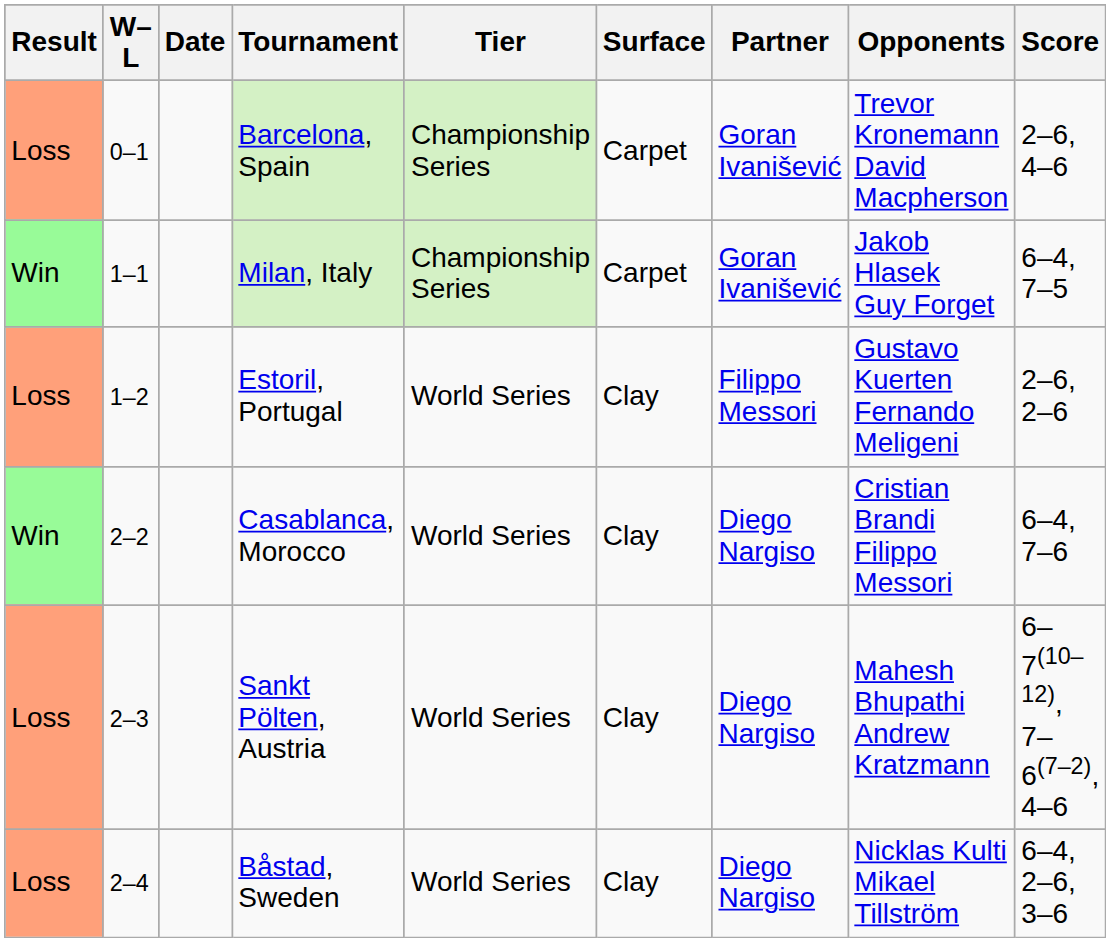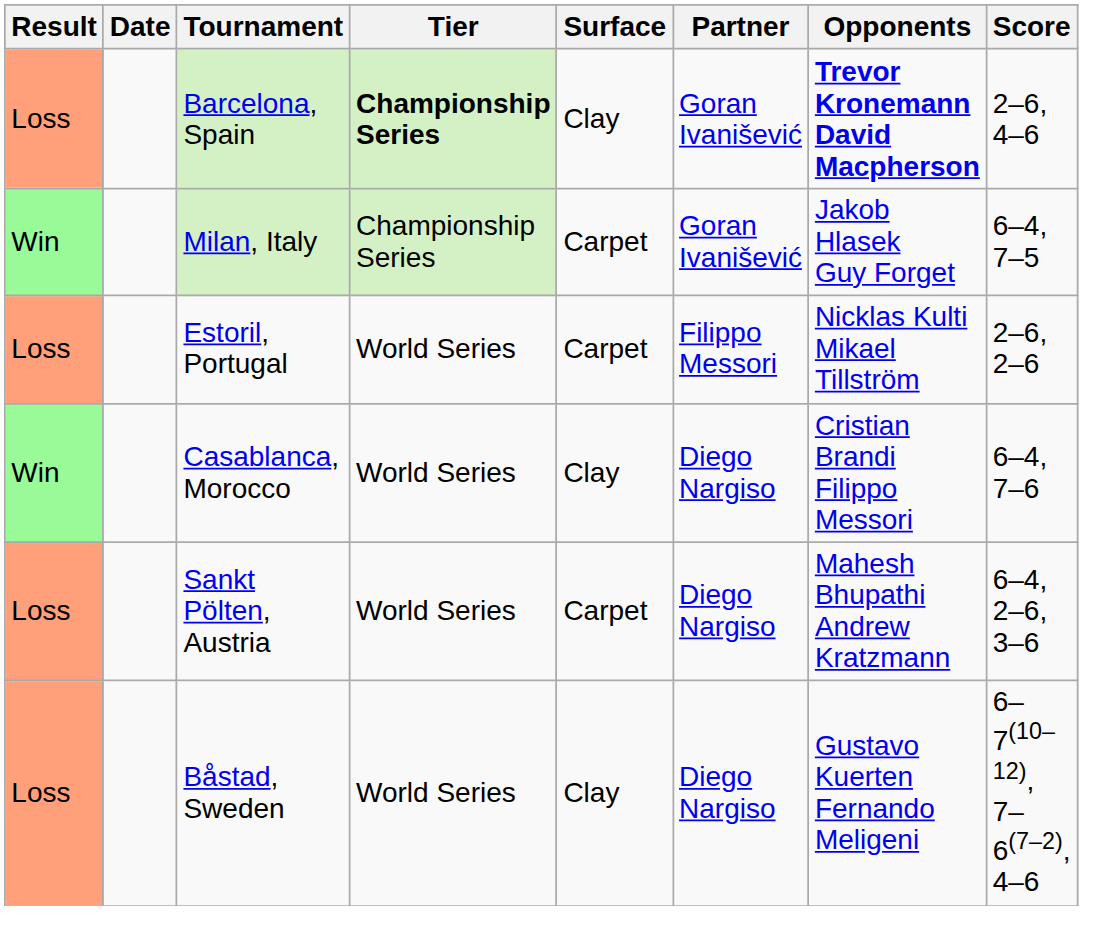- column: (131, 42)
(500, 149) normal -> (453, 118) bold
(645, 149) Carpet -> (591, 118) Clay
(931, 149) normal -> (897, 118) bold
(631, 396) Clay -> (605, 348) Carpet
(914, 396) Gustavo Kuerten Fernando Meligeni -> (891, 348) Nicklas Kulti Mikael Tillström
(631, 716) Clay -> (605, 610) Carpet
(1060, 716) 6–7(10–12), 7–6(7–2), 4–6 -> (1020, 610) 6–4, 2–6, 3–6
(931, 882) Nicklas Kulti Mikael Tillström -> (875, 792) Gustavo Kuerten Fernando Meligeni
(1049, 882) 6–4, 2–6, 3–6 -> (1032, 792) 6–7(10–12), 7–6(7–2), 4–6
